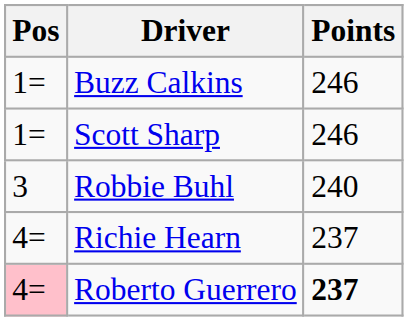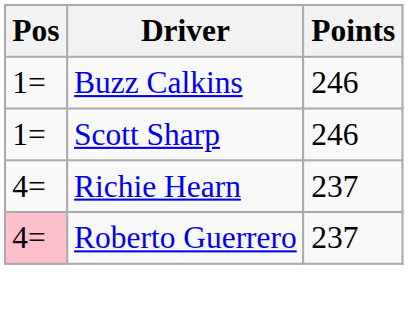- row: (154, 186)
(335, 290) bold -> (335, 238) normal
